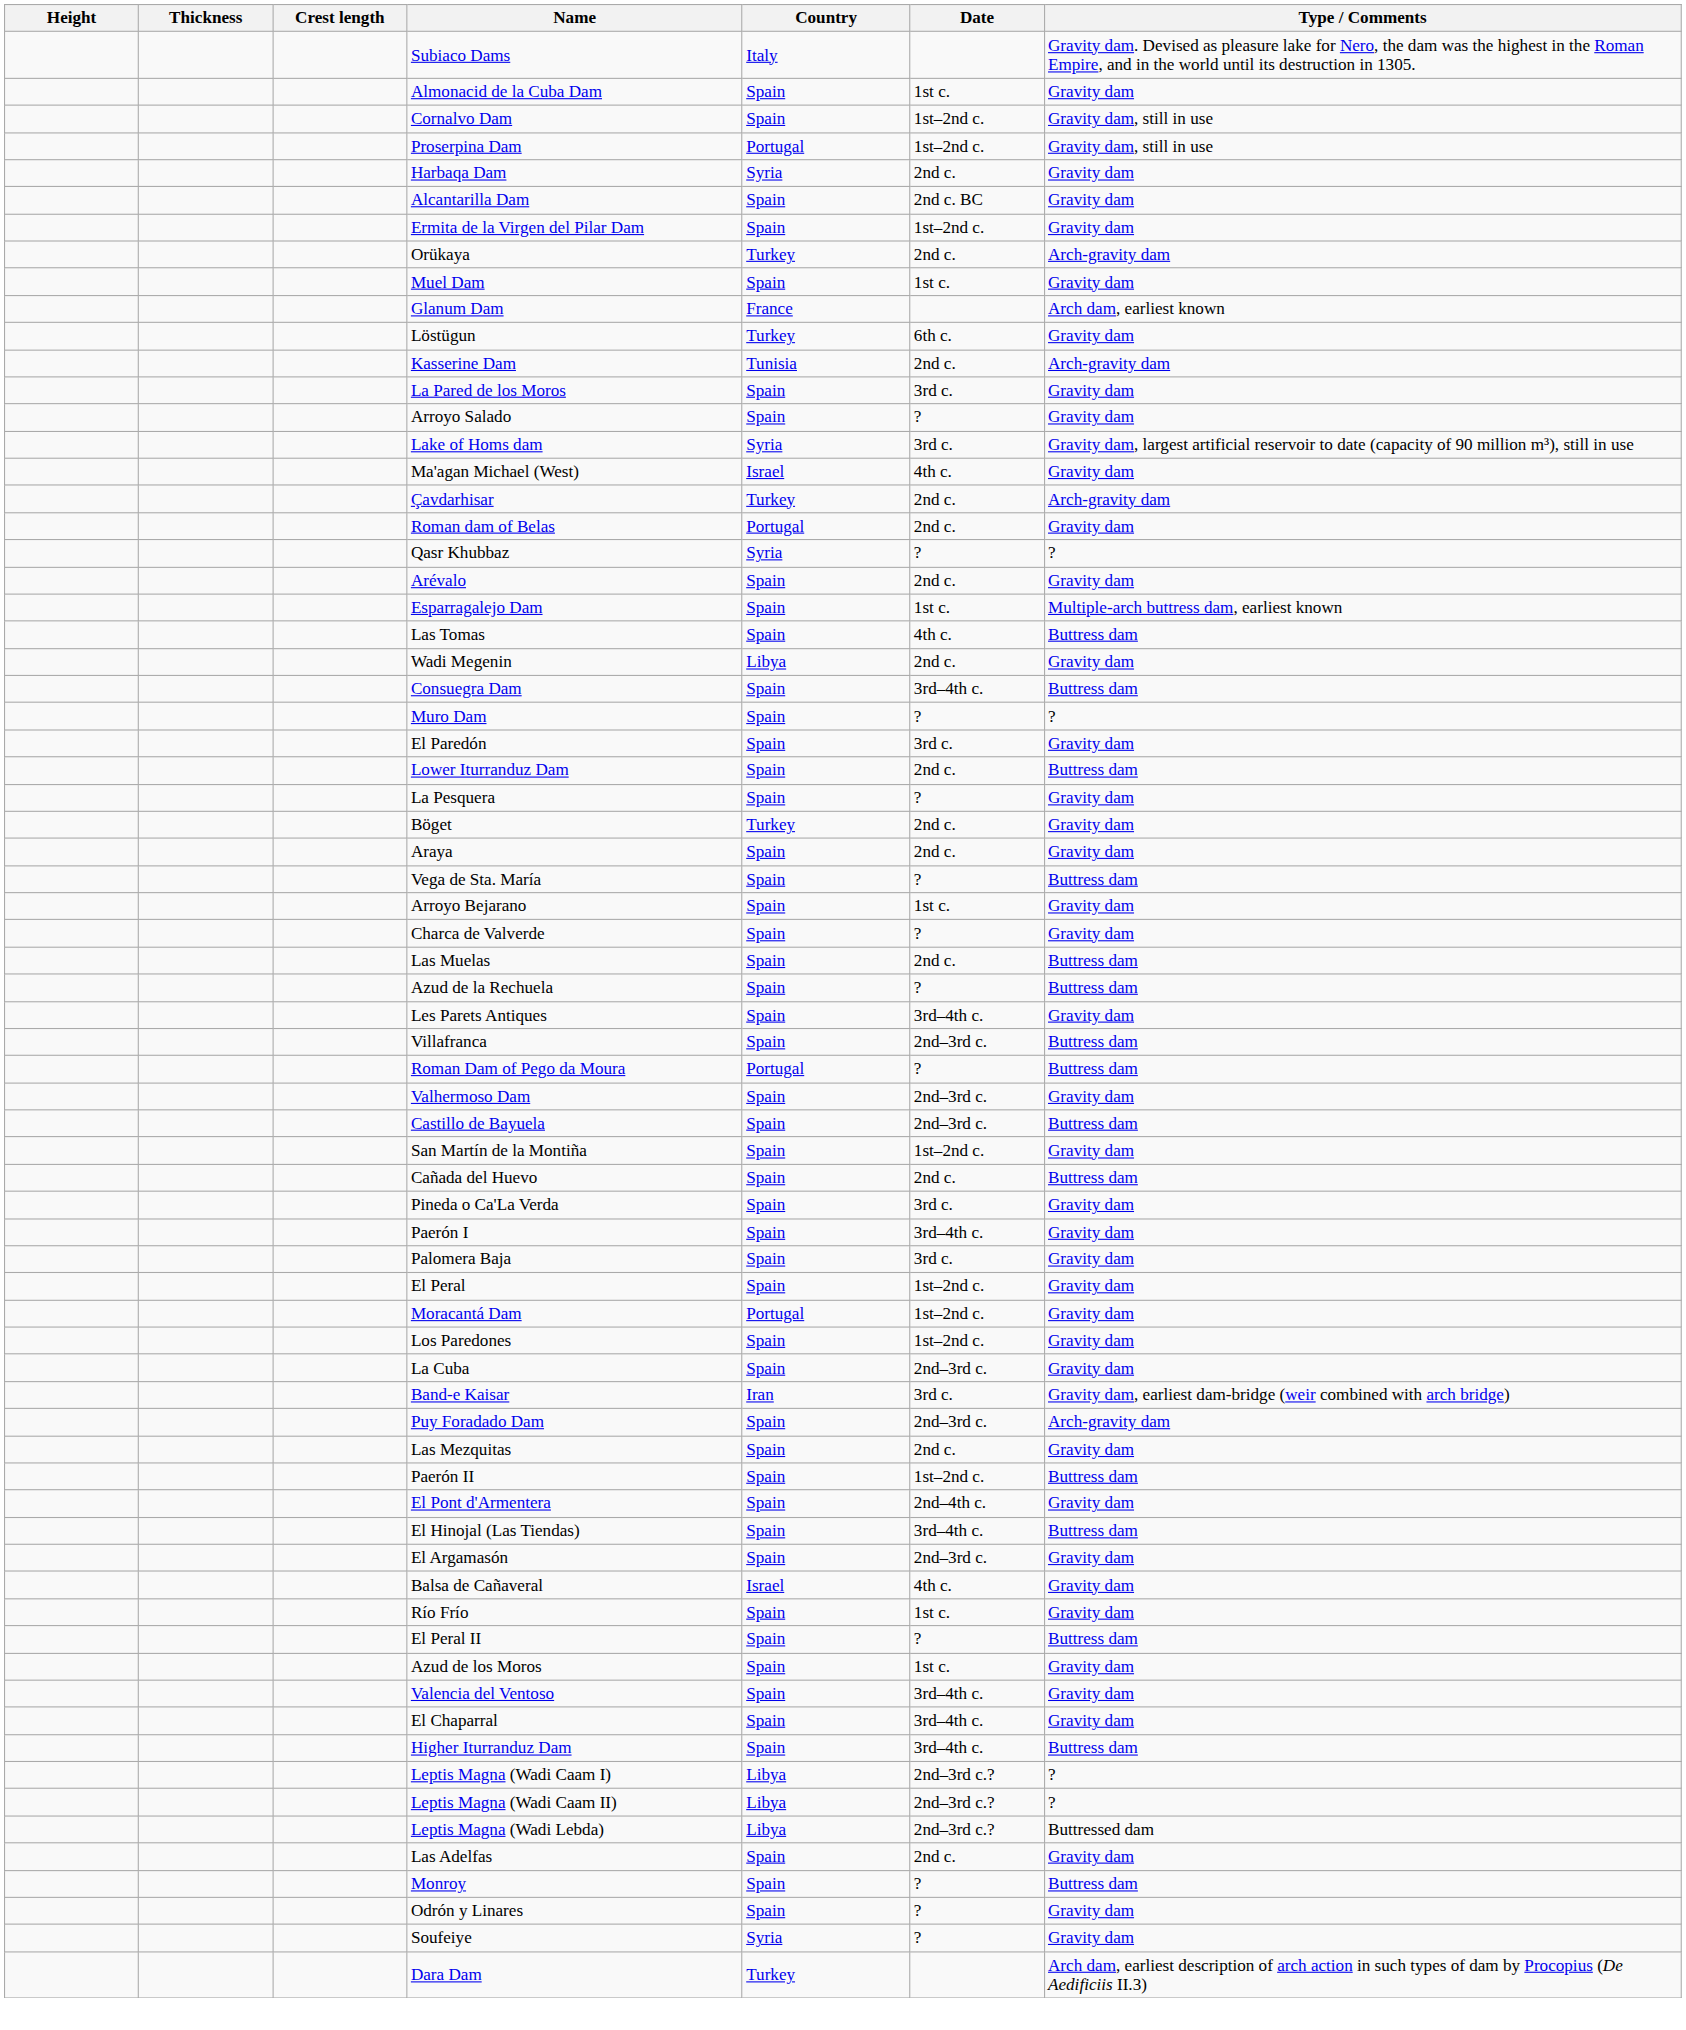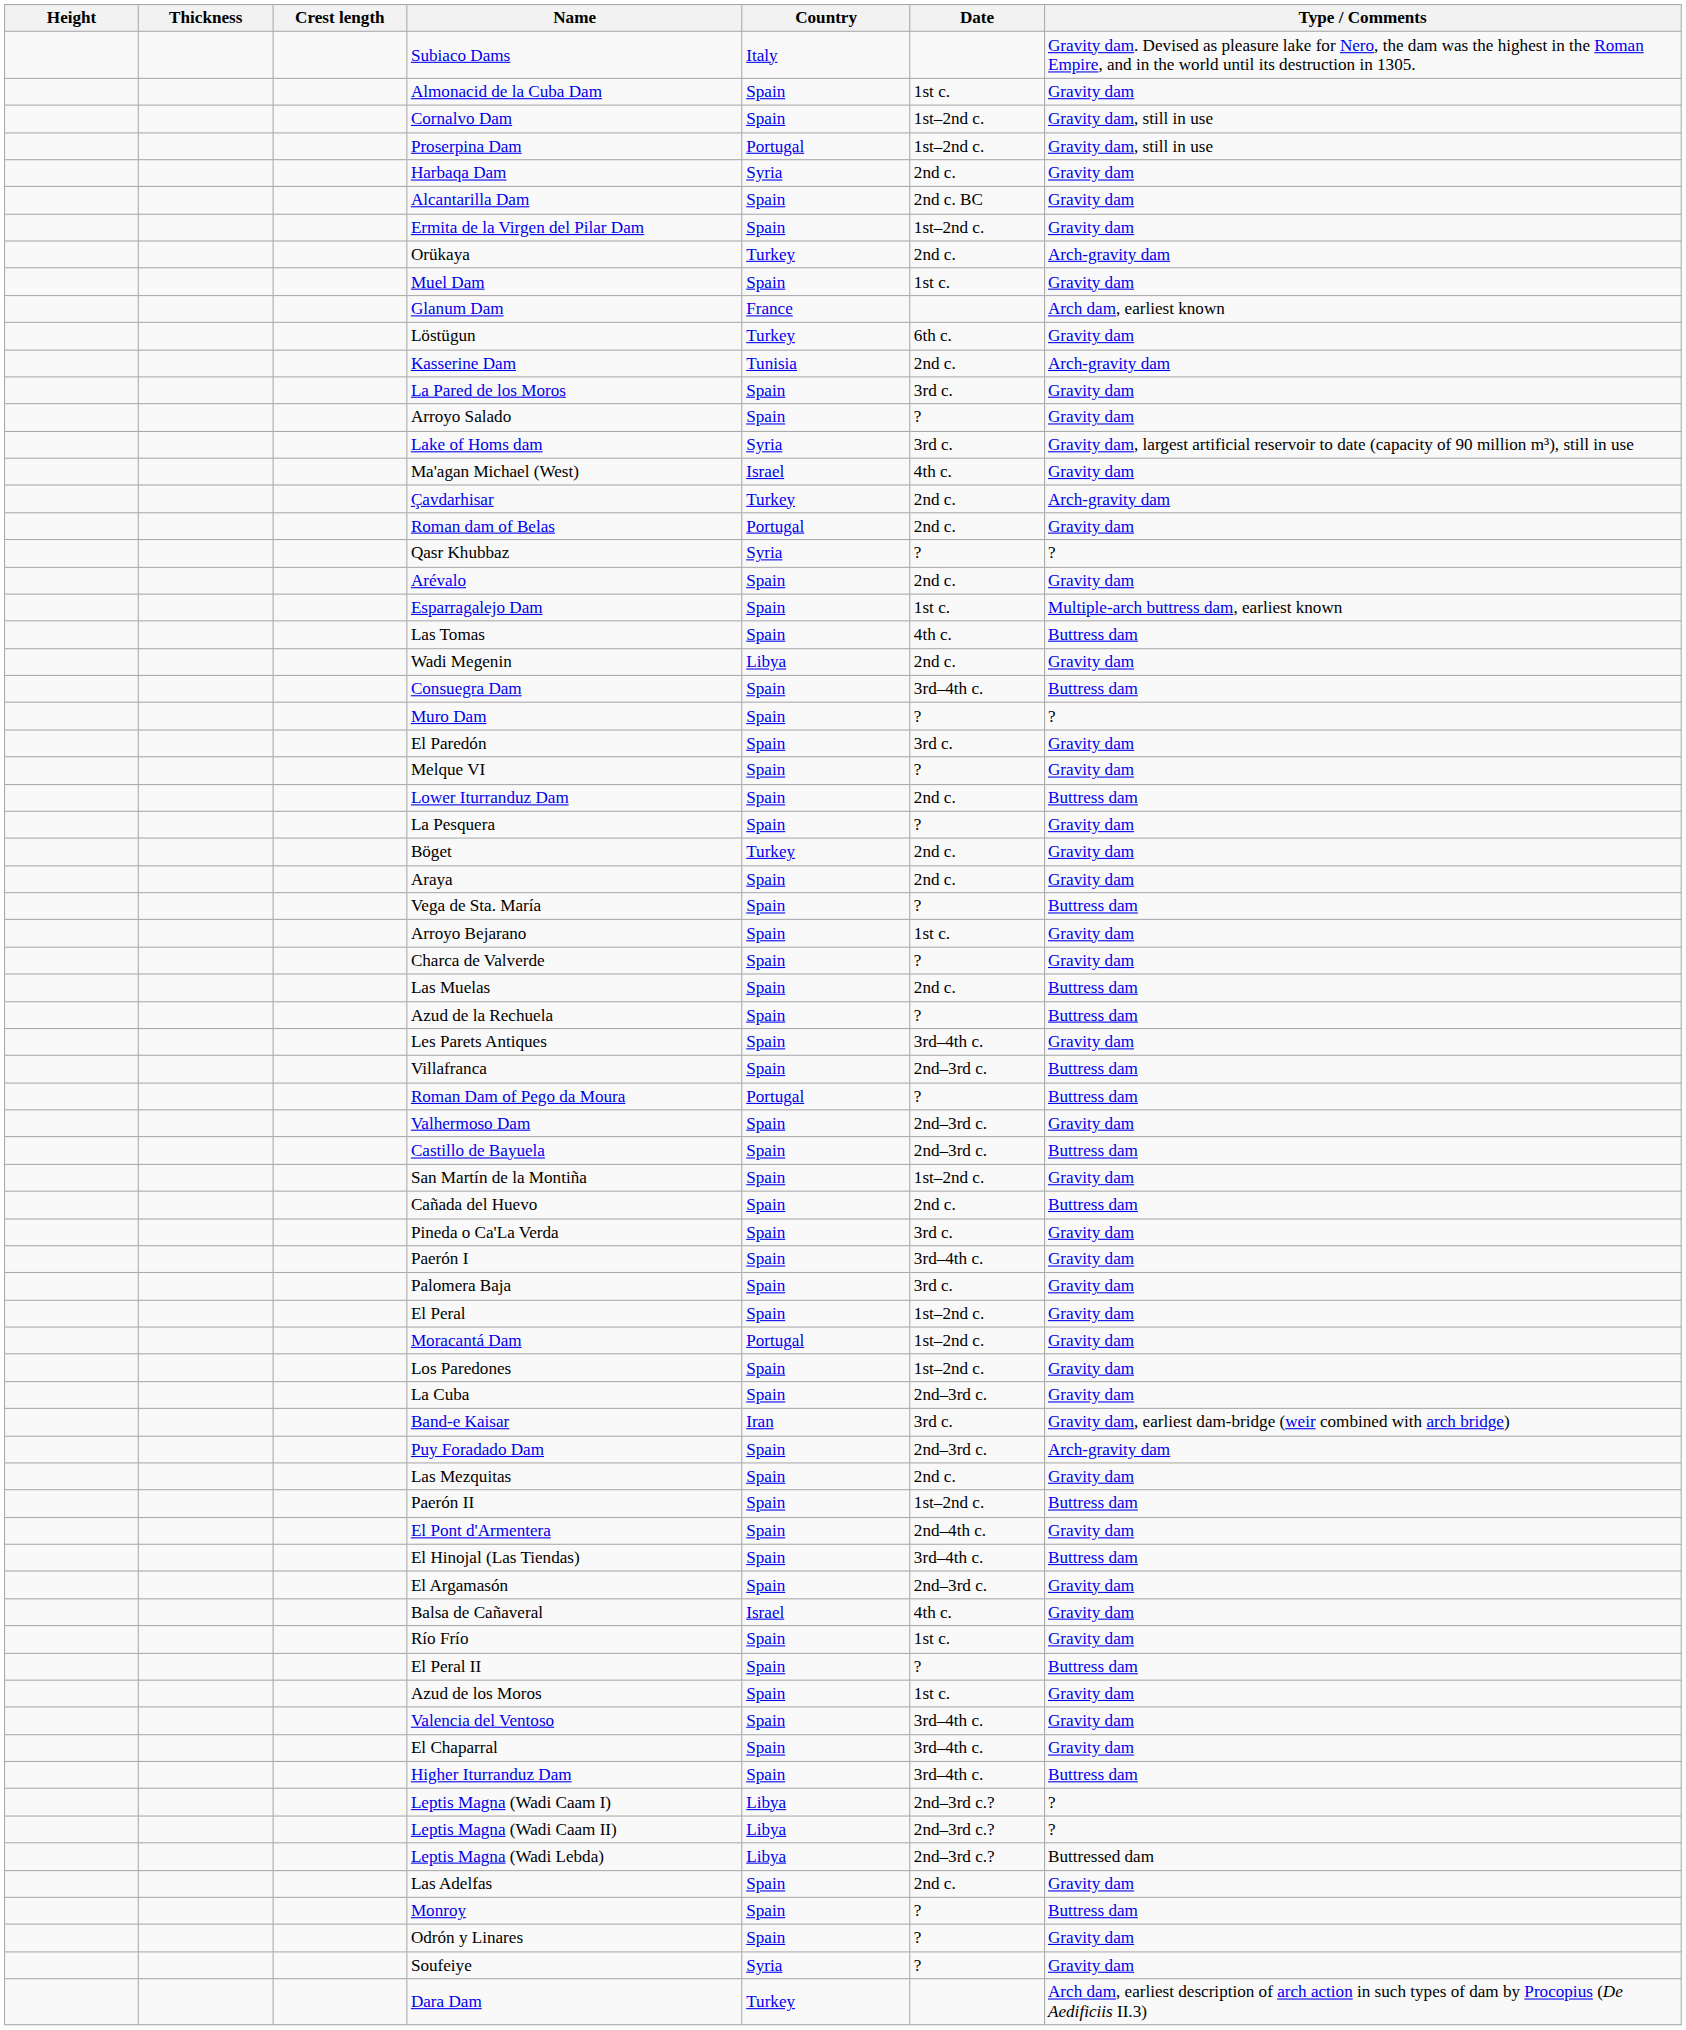+ row: (448, 770)
